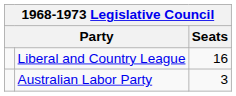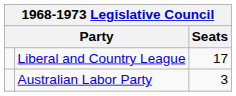(220, 58) 16 -> (220, 58) 17
